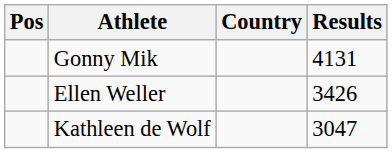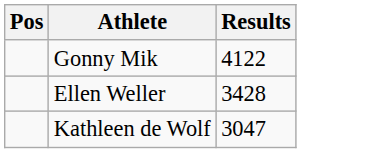- column: (262, 22)
(335, 57) 4131 -> (244, 57) 4122
(335, 93) 3426 -> (244, 93) 3428
